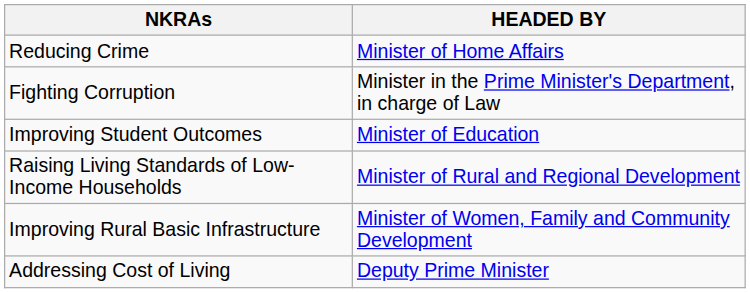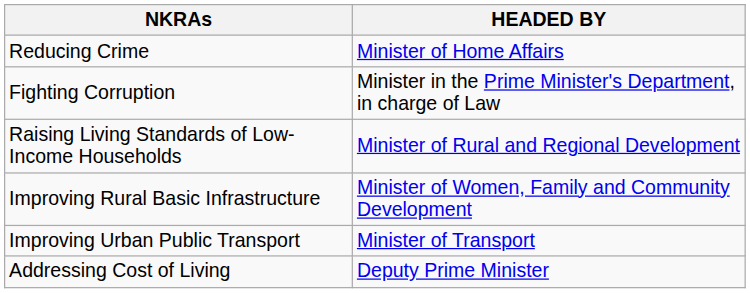- row: (136, 134)
+ row: (154, 240)
